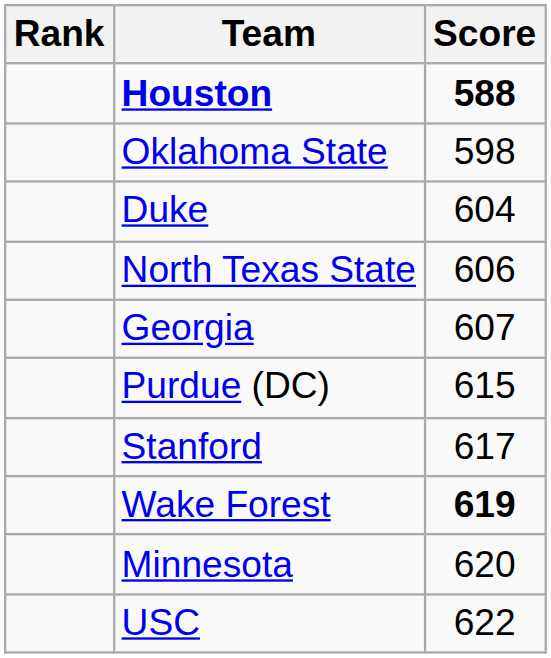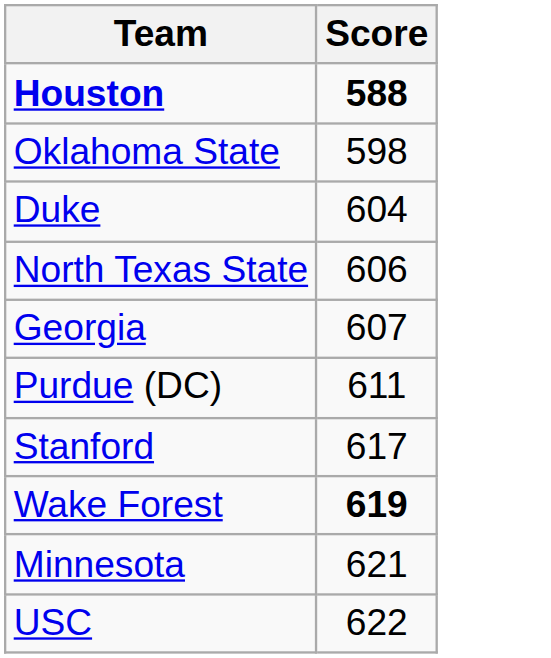- column: (59, 33)
(485, 387) 615 -> (377, 387) 611
(485, 563) 620 -> (377, 563) 621
